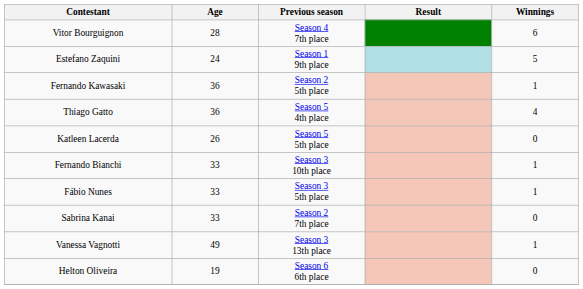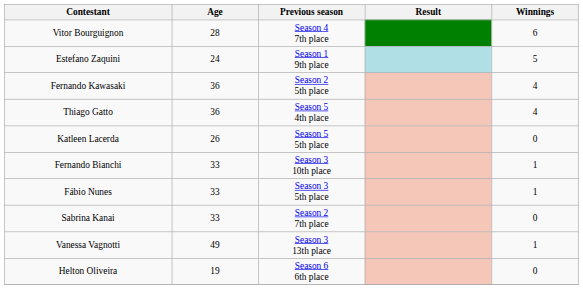(535, 86) 1 -> (535, 86) 4
